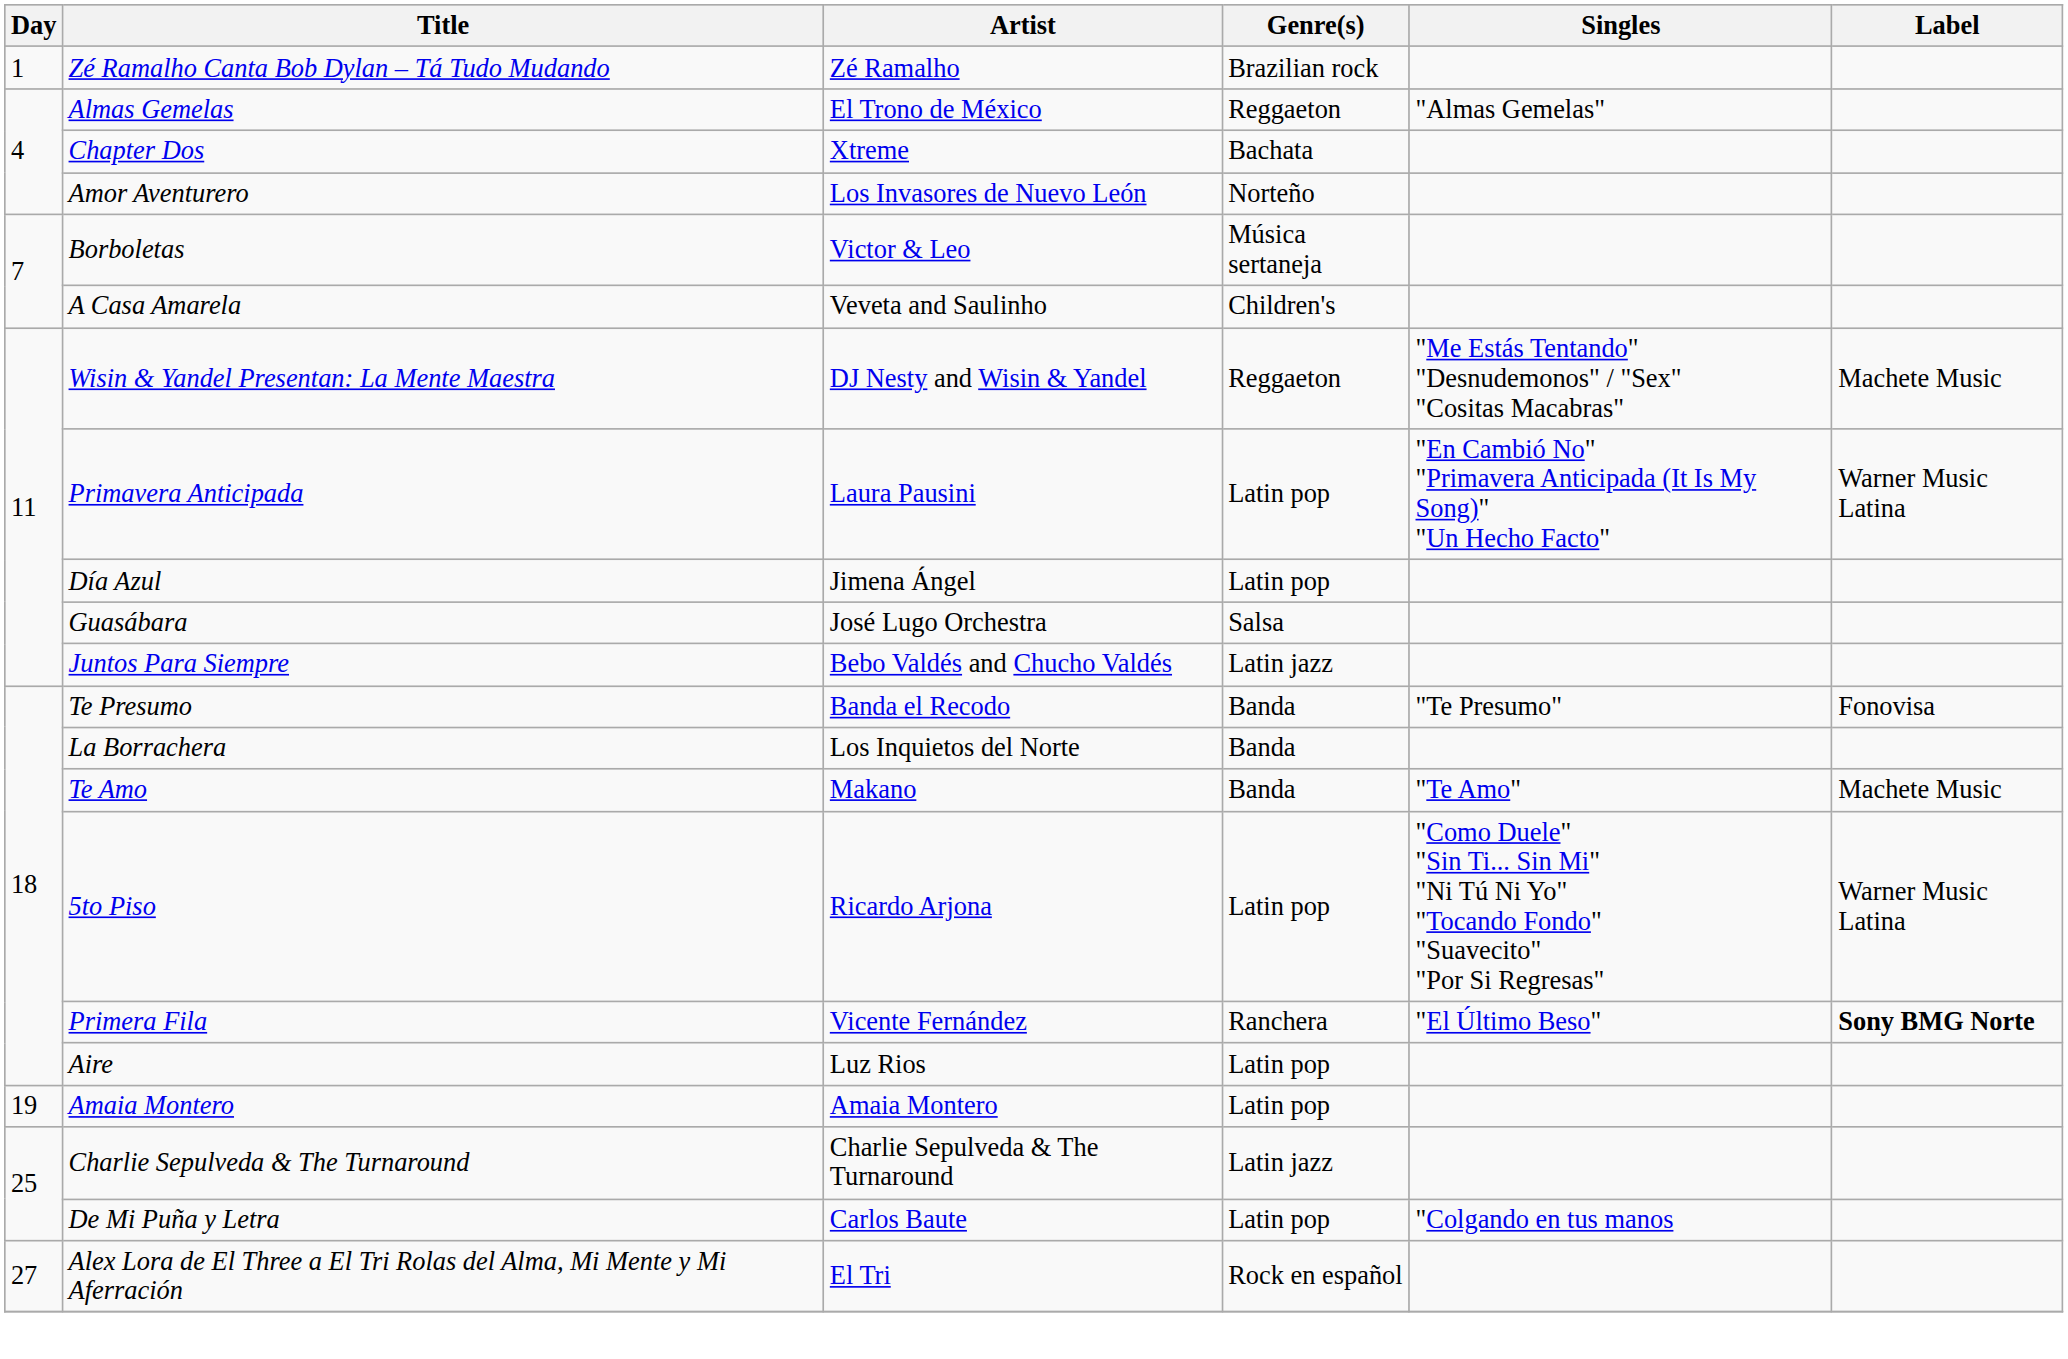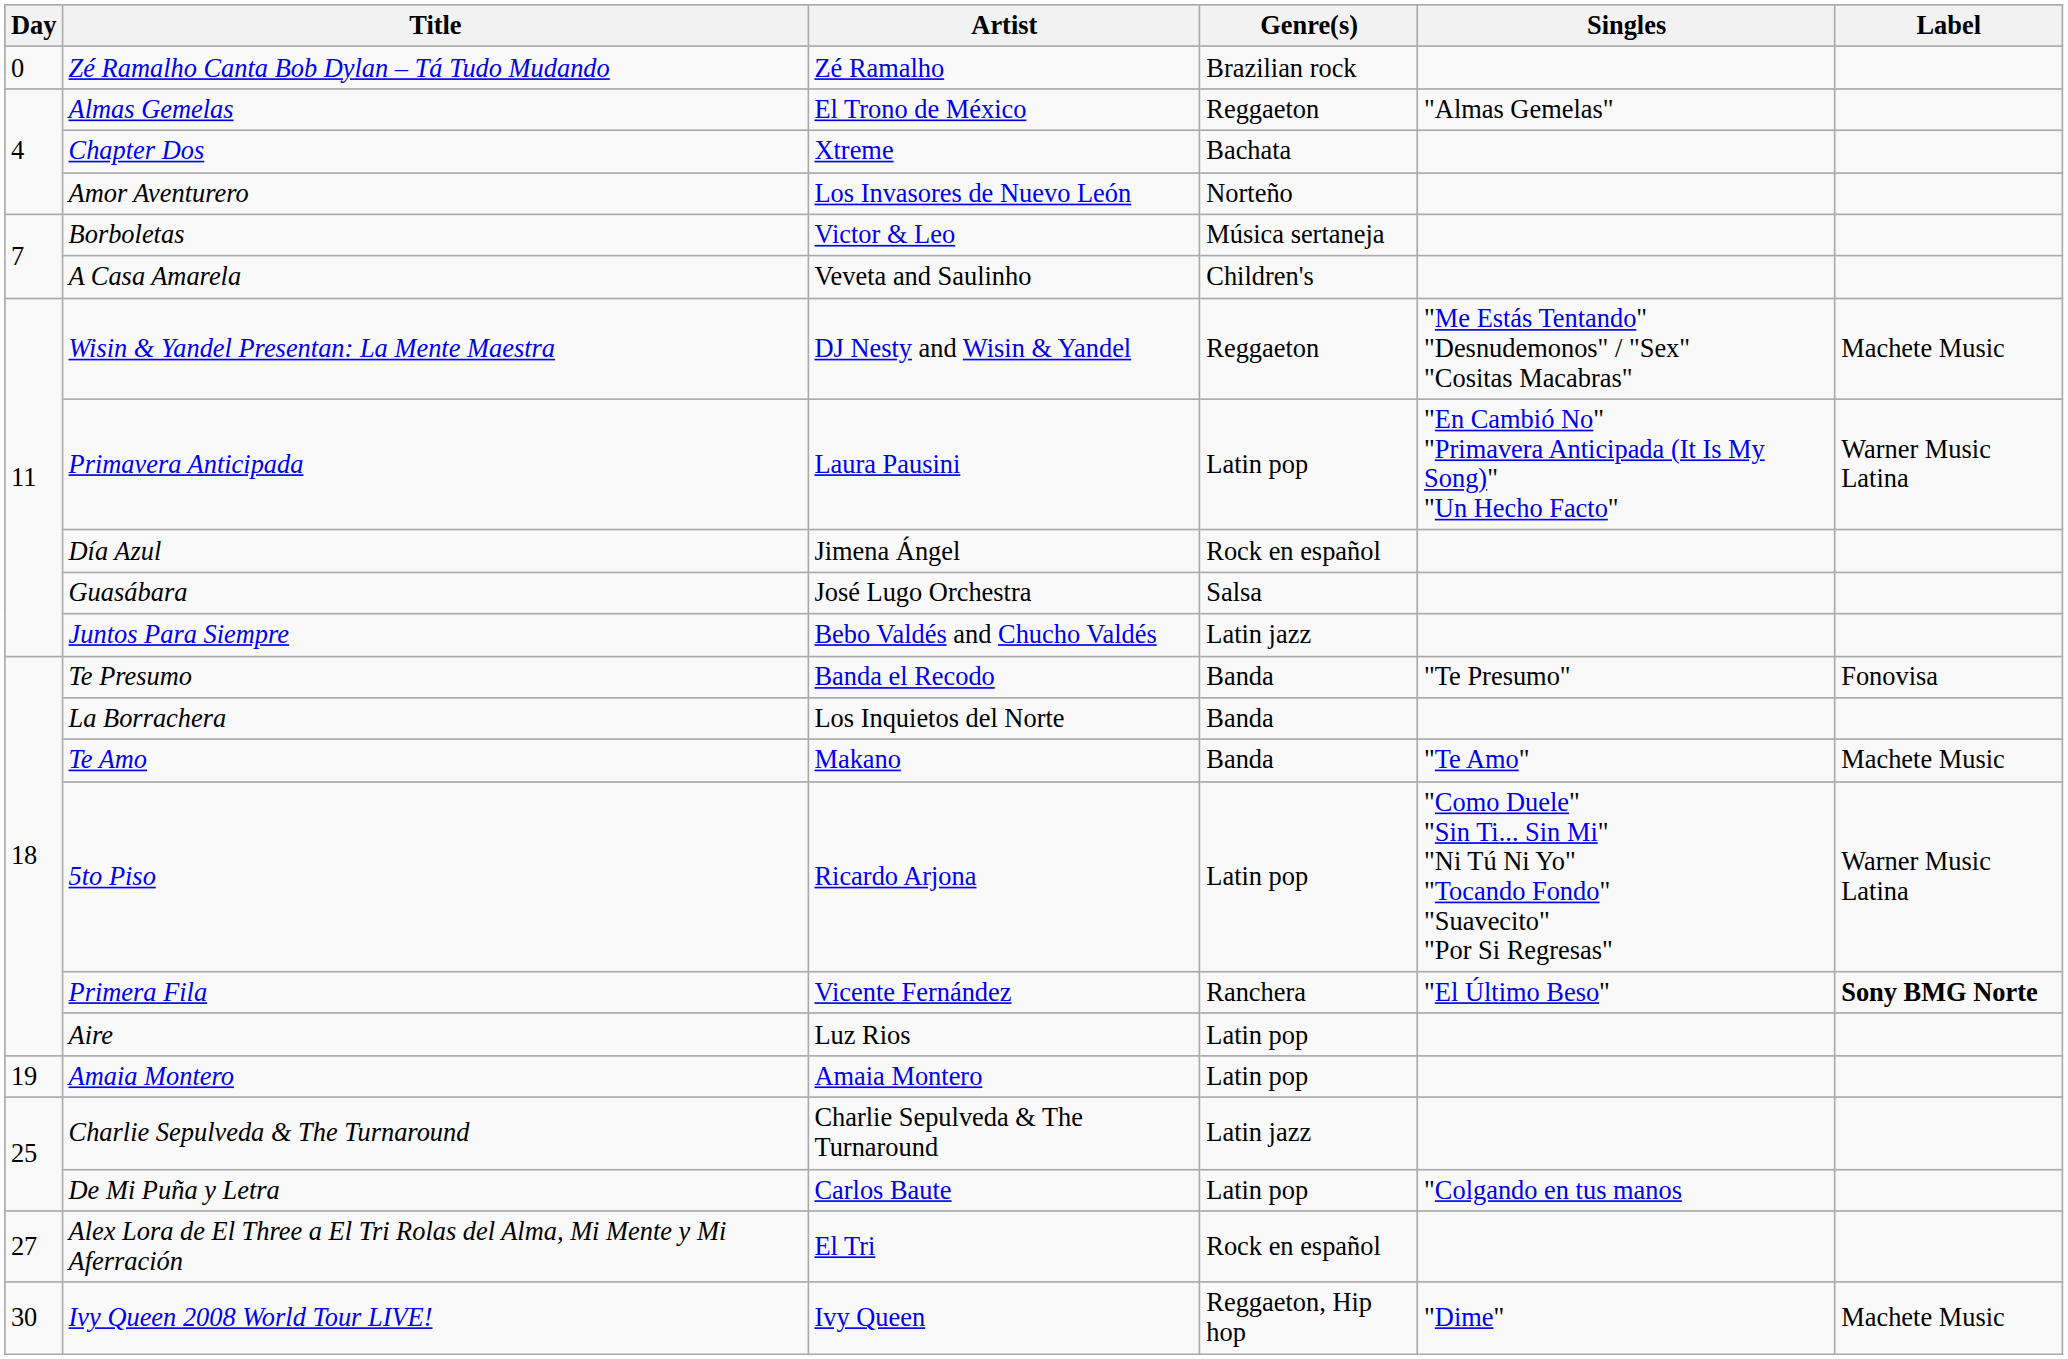(18, 67) 1 -> (18, 67) 0
(1279, 580) Latin pop -> (1294, 550) Rock en español
+ row: (251, 1317)
